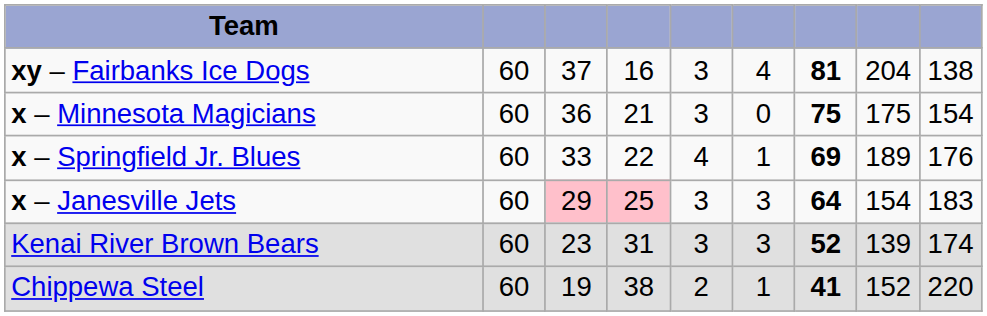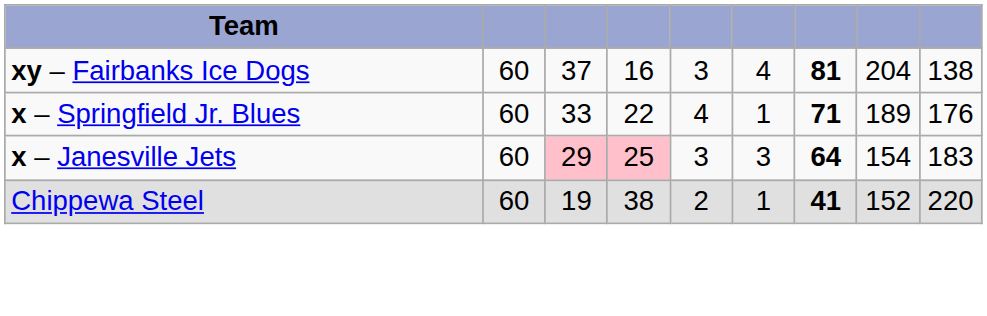- row: (163, 113)
(826, 157) 69 -> (826, 113) 71
- row: (165, 244)
